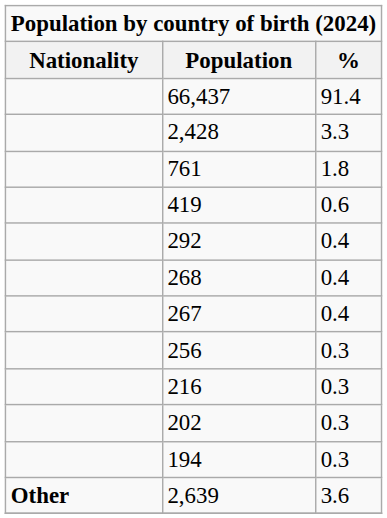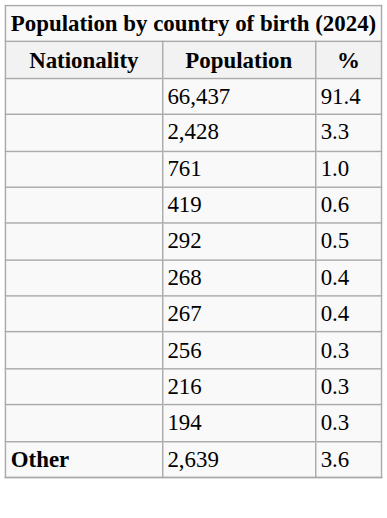(335, 168) 1.8 -> (335, 168) 1.0
(335, 241) 0.4 -> (335, 241) 0.5
- row: (185, 422)
